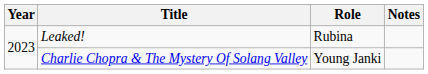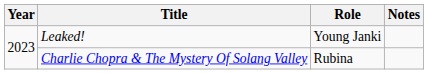(333, 36) Rubina -> (347, 36) Young Janki
(347, 58) Young Janki -> (333, 58) Rubina
